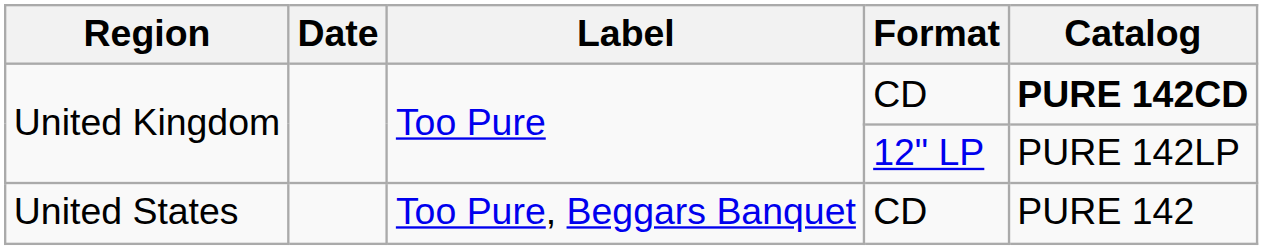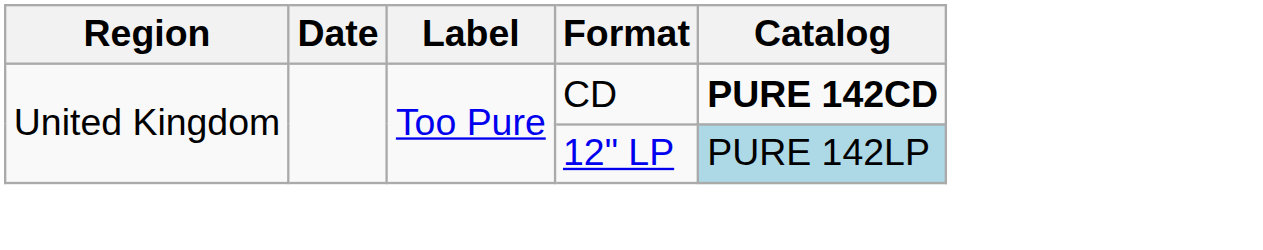(1129, 152) no background -> (819, 152) lightblue background
- row: (126, 212)
